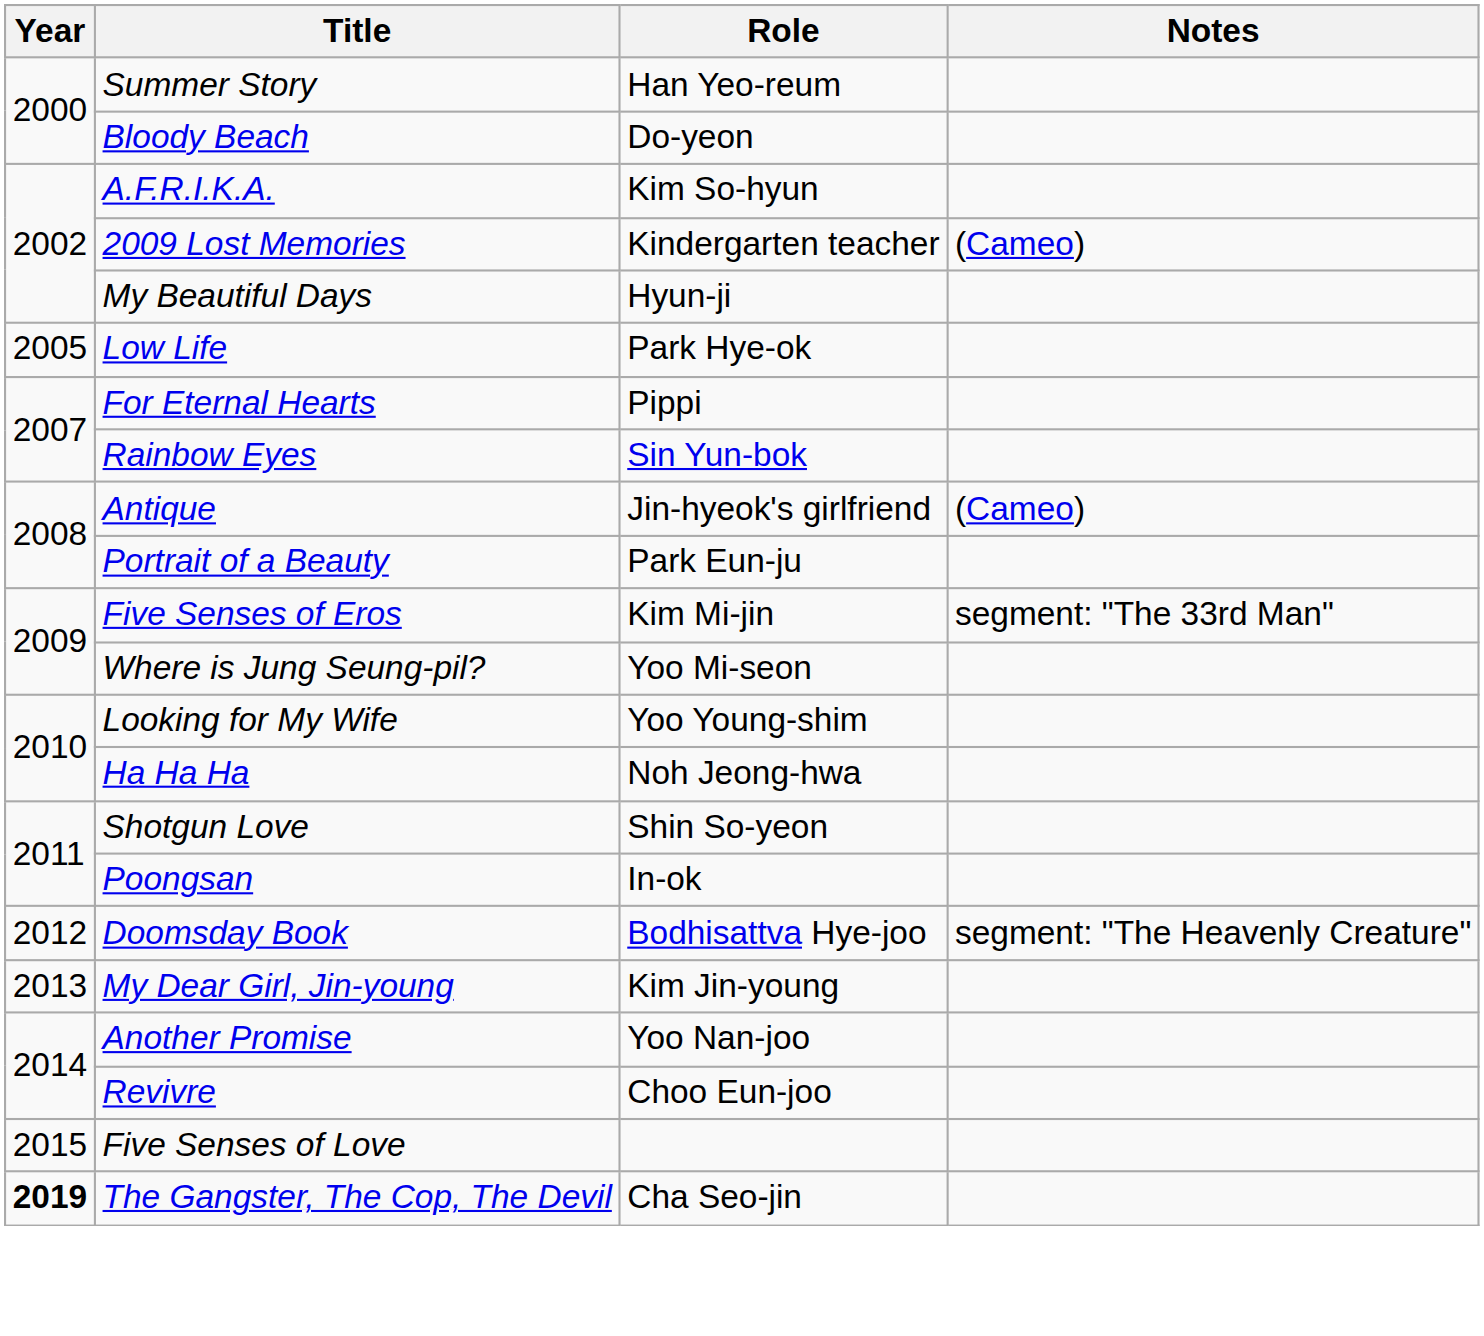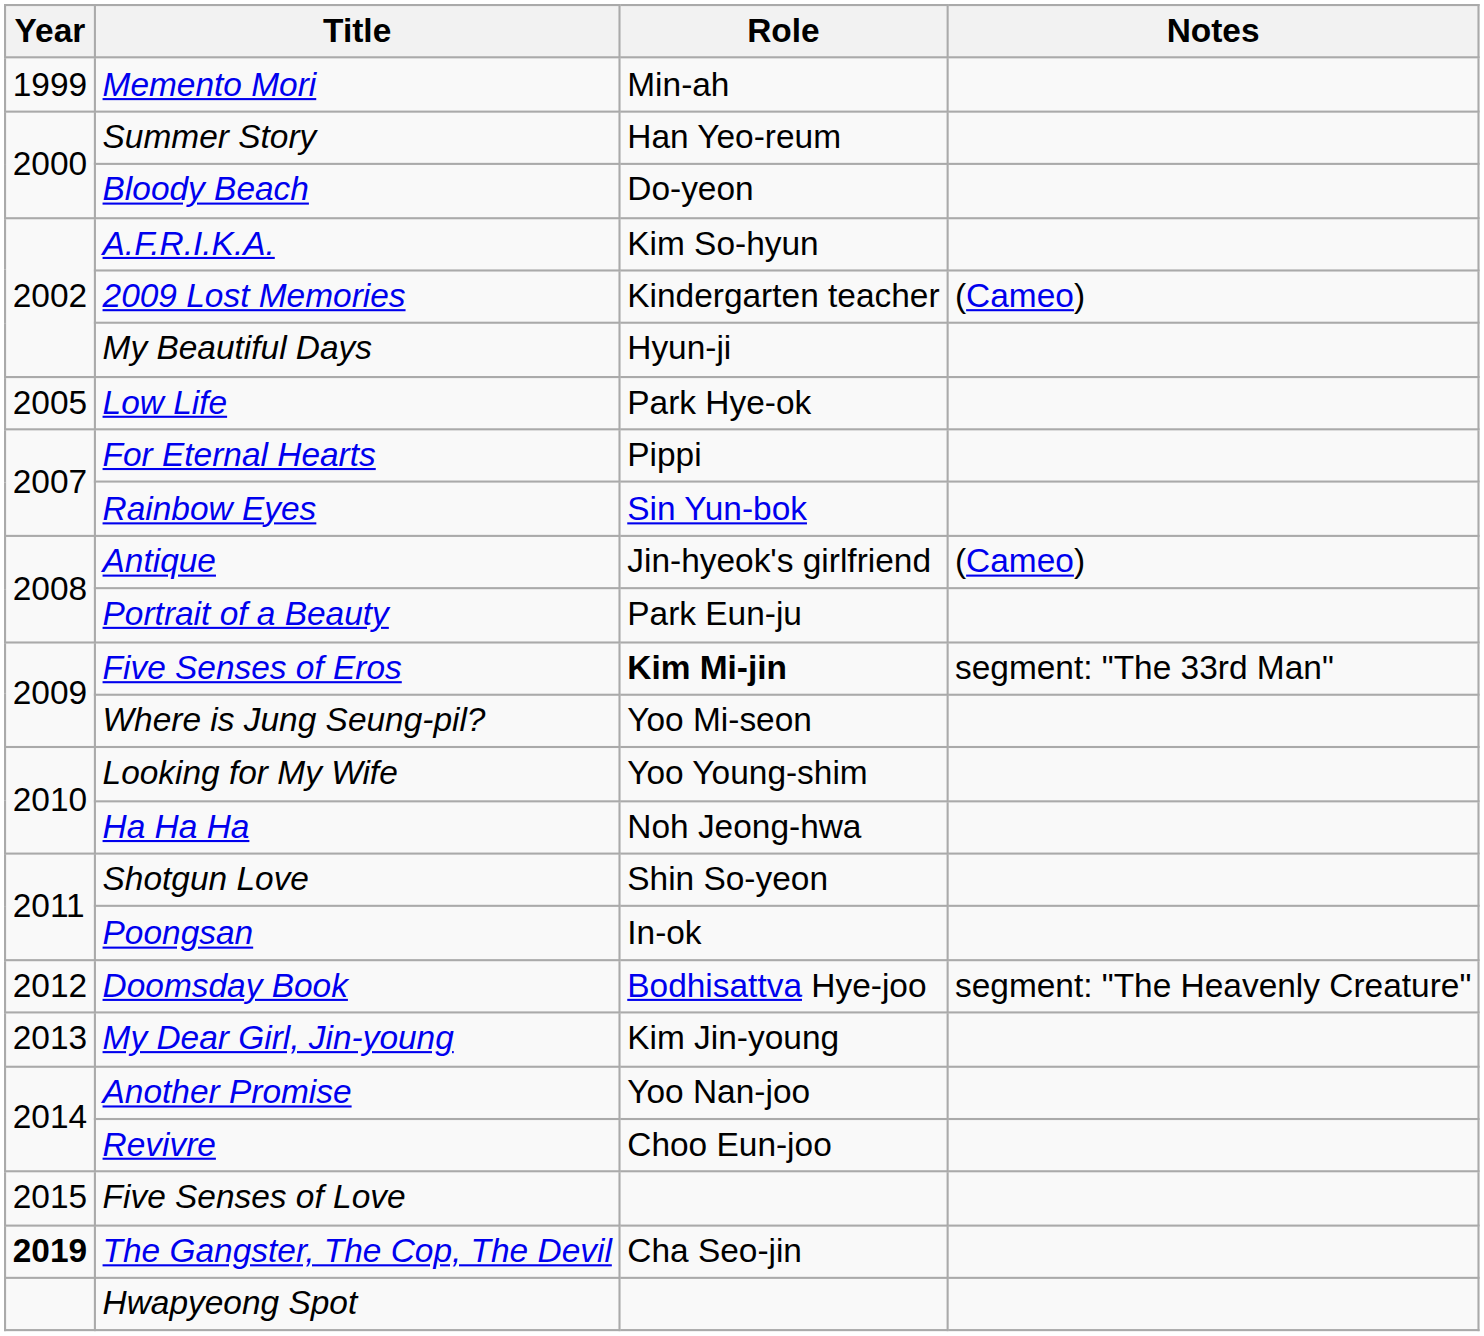+ row: (209, 84)
(701, 614) normal -> (707, 667) bold
+ row: (230, 1303)
